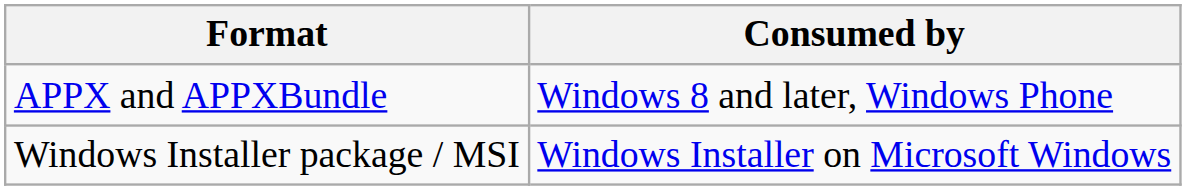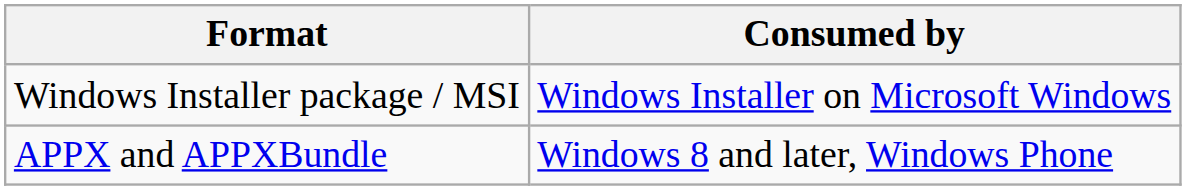rows swapped: (201, 94) <-> (267, 154)
